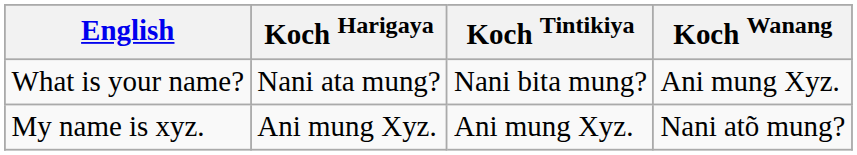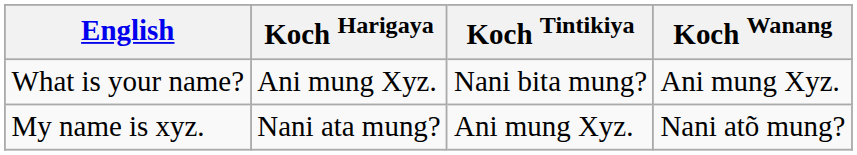(349, 81) Nani ata mung? -> (347, 81) Ani mung Xyz.
(347, 127) Ani mung Xyz. -> (349, 127) Nani ata mung?
